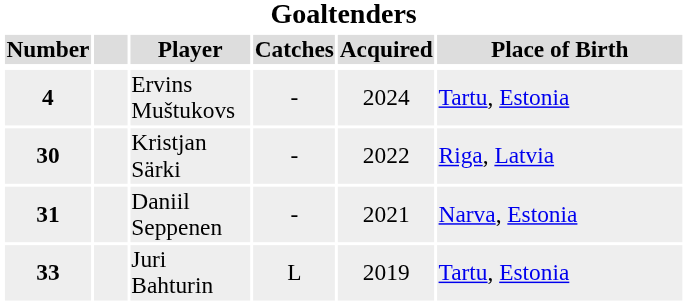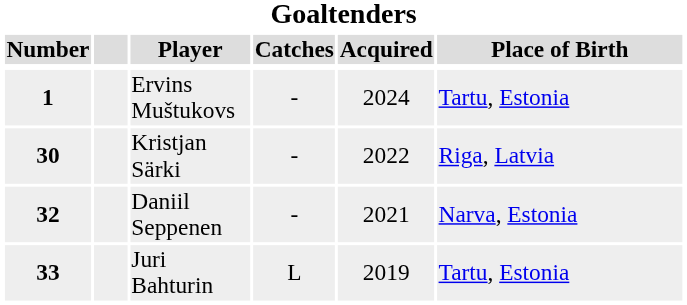(48, 97) 4 -> (48, 97) 1
(48, 214) 31 -> (48, 214) 32
